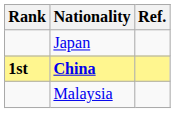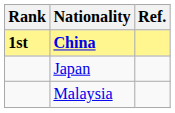rows swapped: (75, 68) <-> (72, 42)
